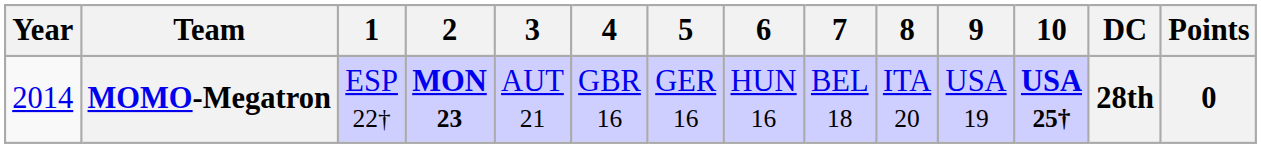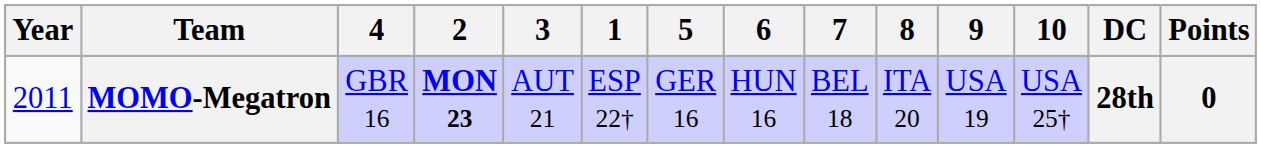columns swapped: (372, 30) <-> (609, 30)
(43, 98) 2014 -> (43, 98) 2011
(1051, 98) bold -> (1051, 98) normal
